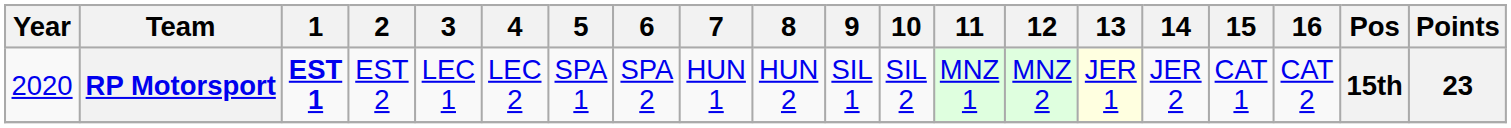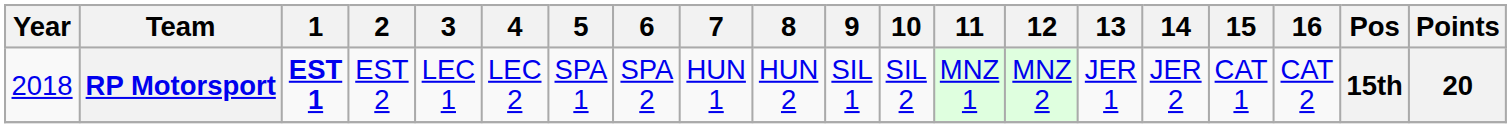(42, 85) 2020 -> (42, 85) 2018
(1111, 85) lightyellow background -> (1111, 85) no background
(1458, 85) 23 -> (1458, 85) 20
